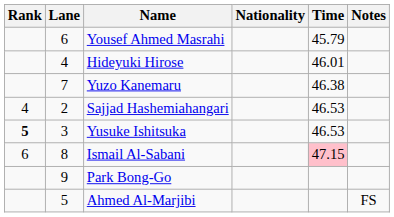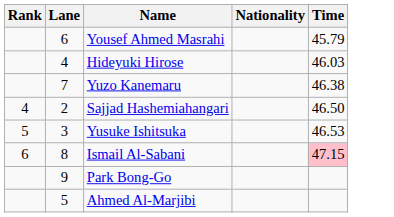- column: (369, 16)
(328, 62) 46.01 -> (328, 62) 46.03
(328, 108) 46.53 -> (328, 108) 46.50
(25, 131) bold -> (25, 131) normal
